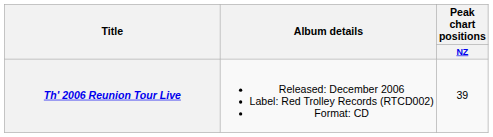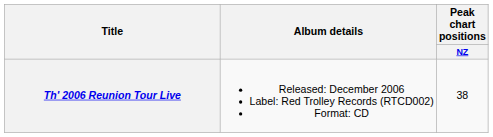(462, 95) 39 -> (462, 95) 38
